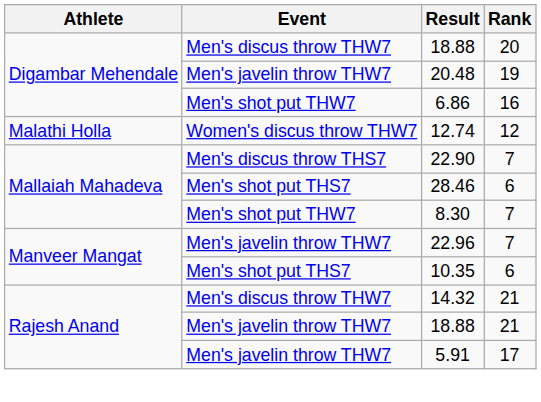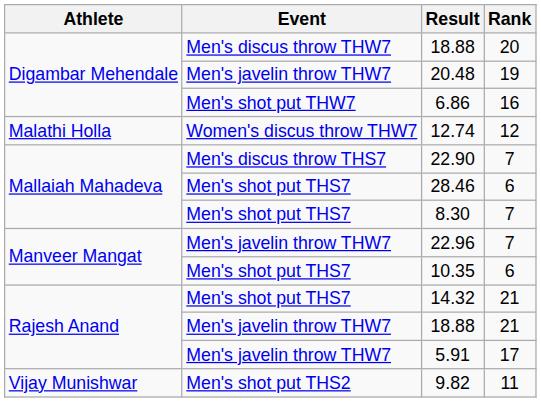(271, 215) Men's shot put THW7 -> (269, 215) Men's shot put THS7
(289, 299) Men's discus throw THW7 -> (269, 299) Men's shot put THS7
+ row: (453, 383)
